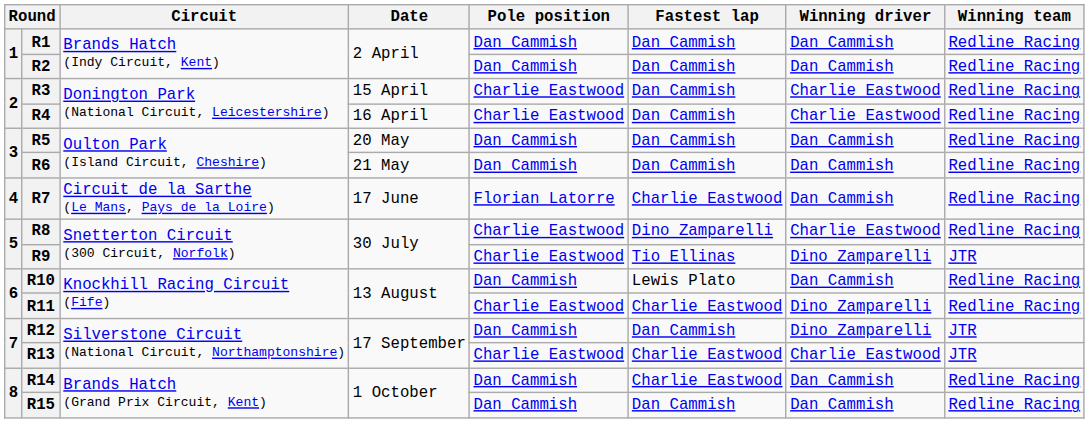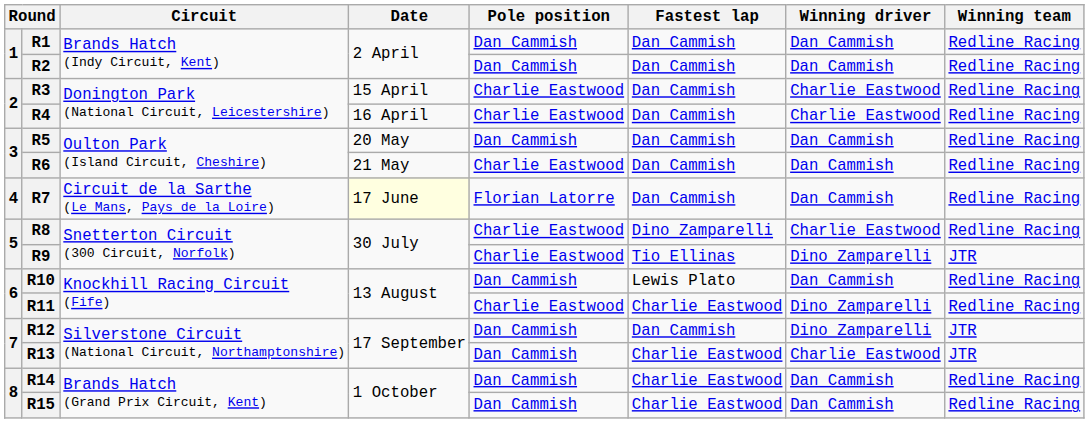(525, 165) Dan Cammish -> (549, 165) Charlie Eastwood
(386, 199) no background -> (386, 199) lightyellow background
(707, 199) Charlie Eastwood -> (684, 199) Dan Cammish
(549, 355) Charlie Eastwood -> (525, 355) Dan Cammish
(684, 405) Dan Cammish -> (707, 405) Charlie Eastwood
